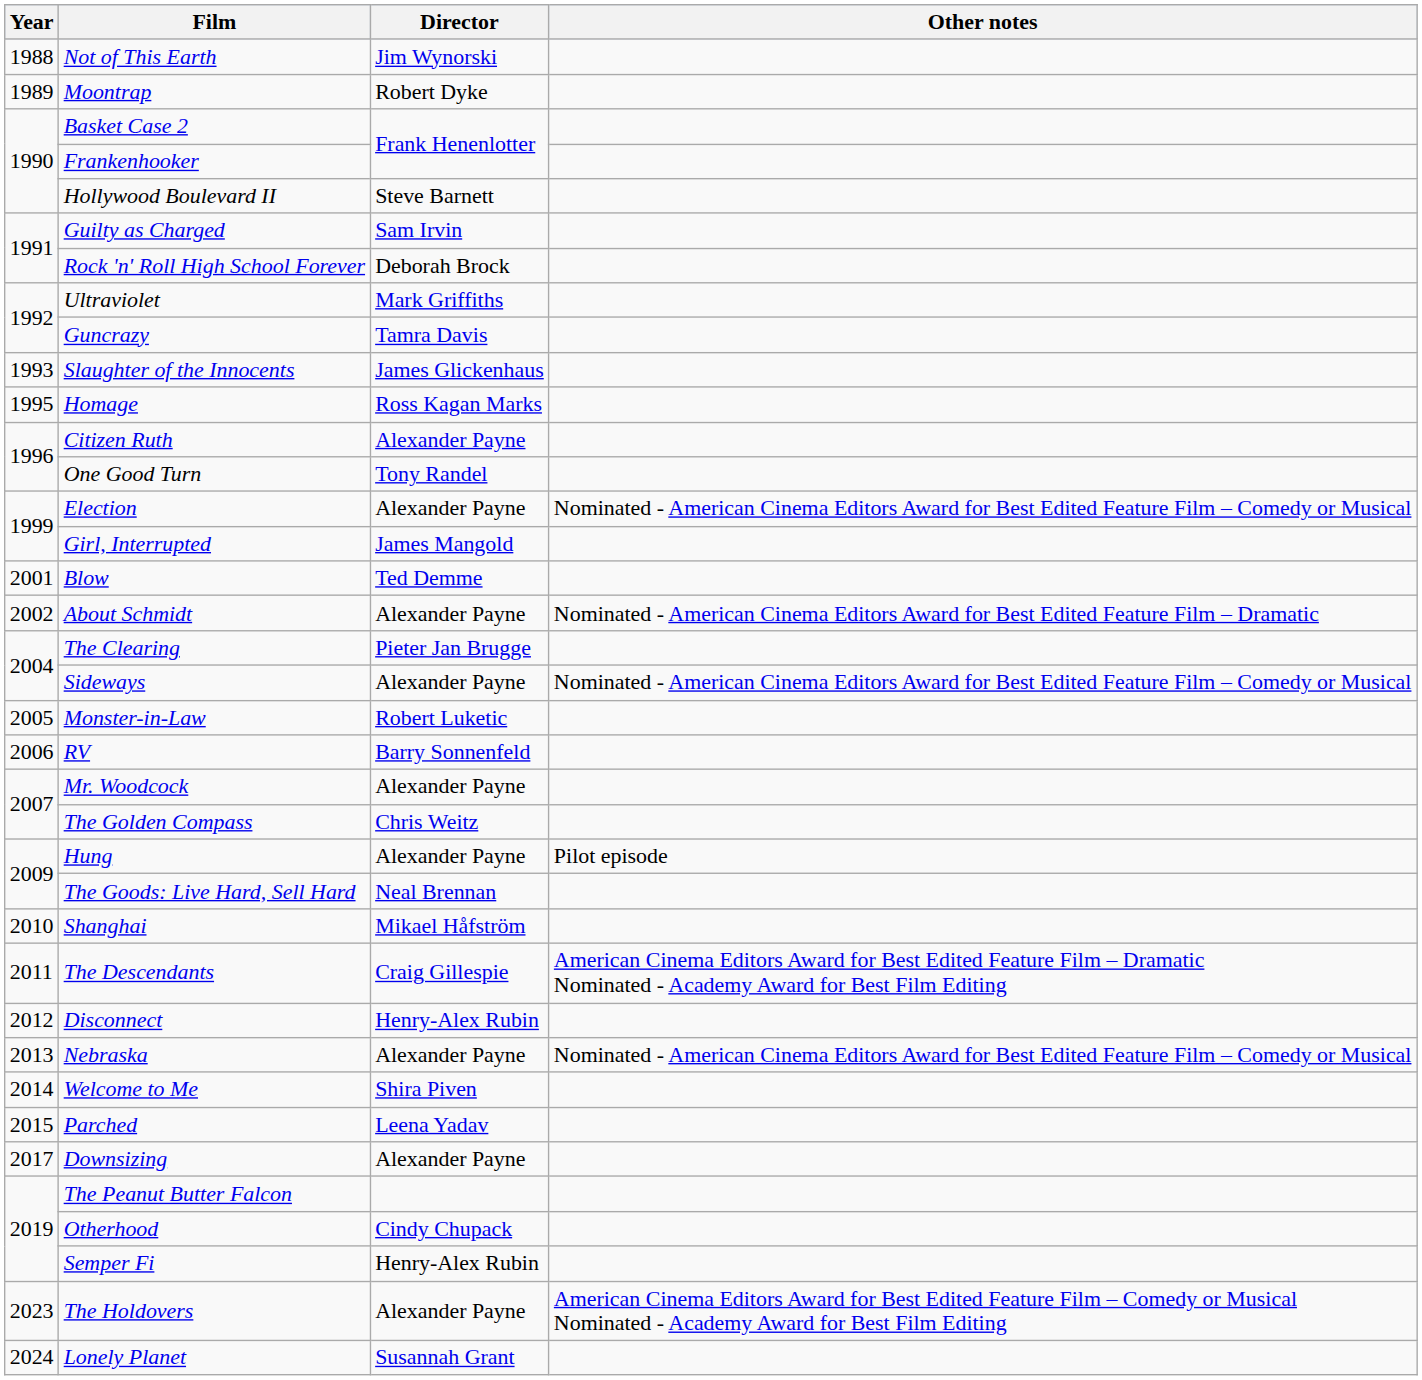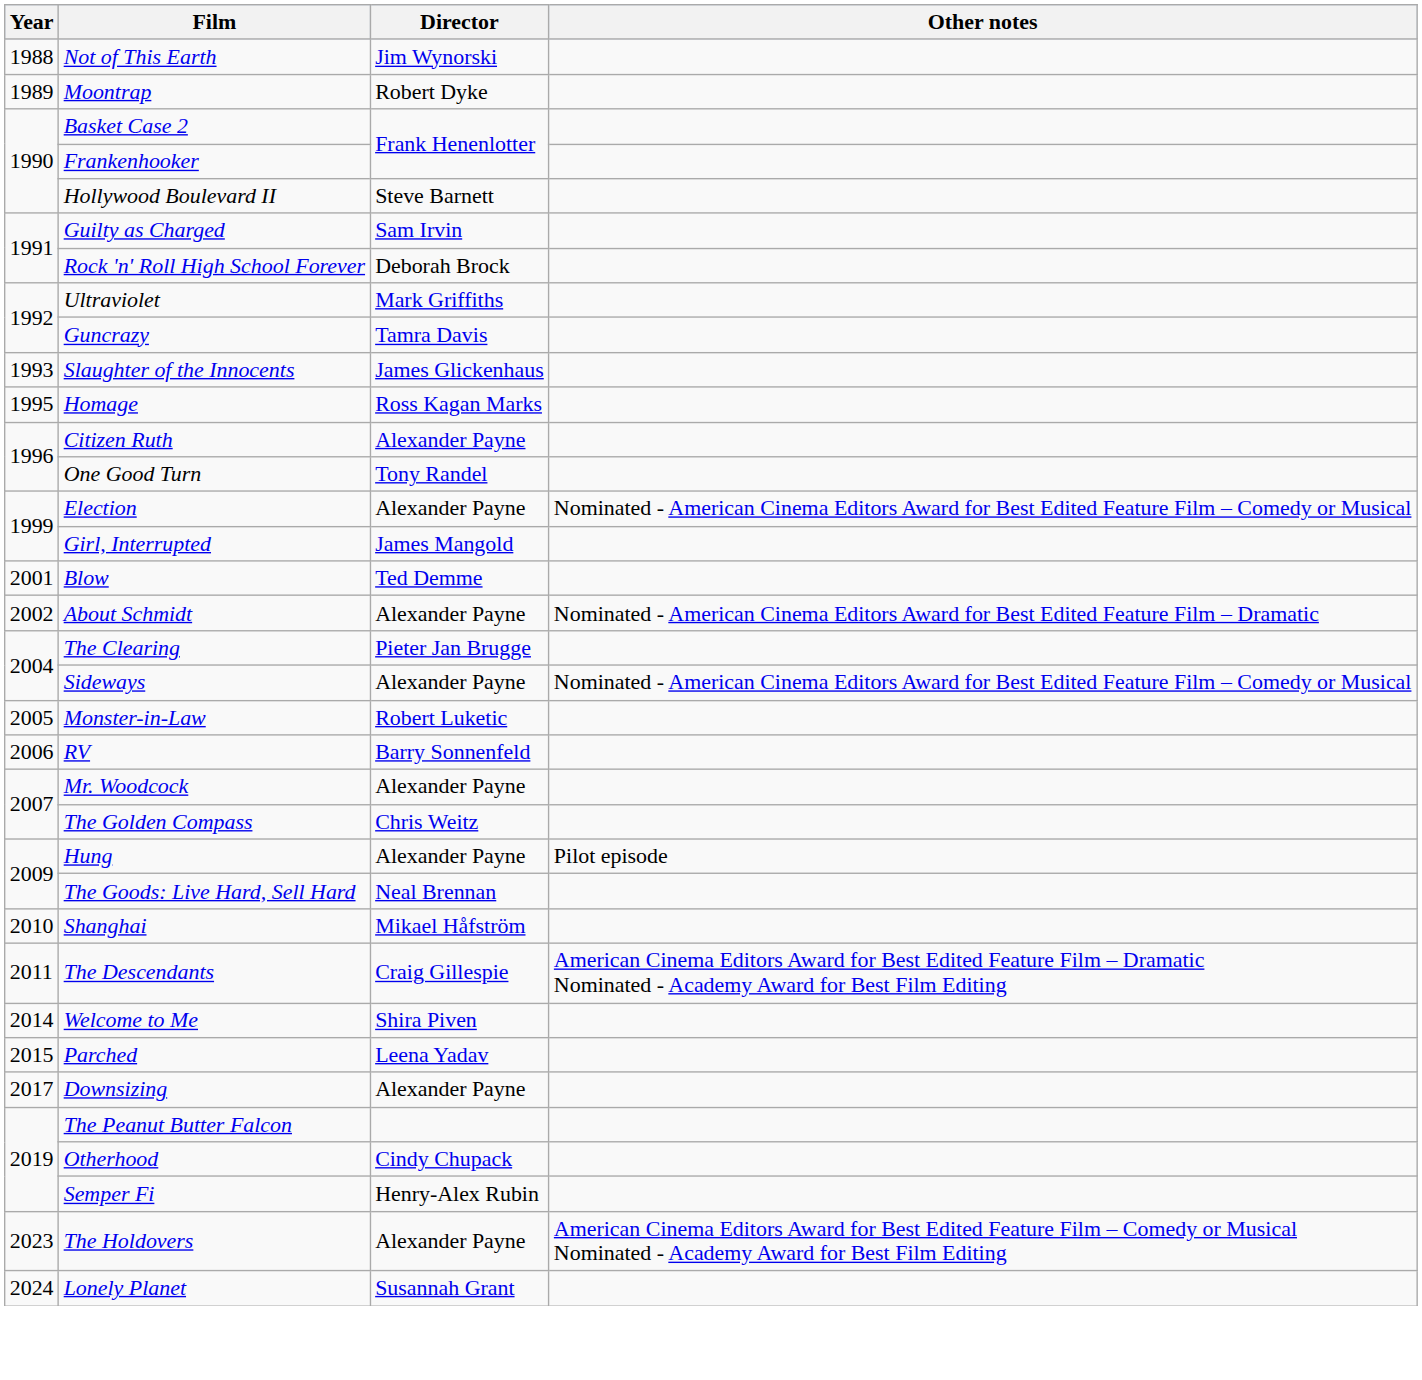- row: (113, 1019)
- row: (106, 1054)
